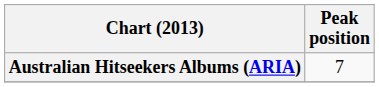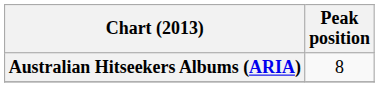(340, 67) 7 -> (340, 67) 8
